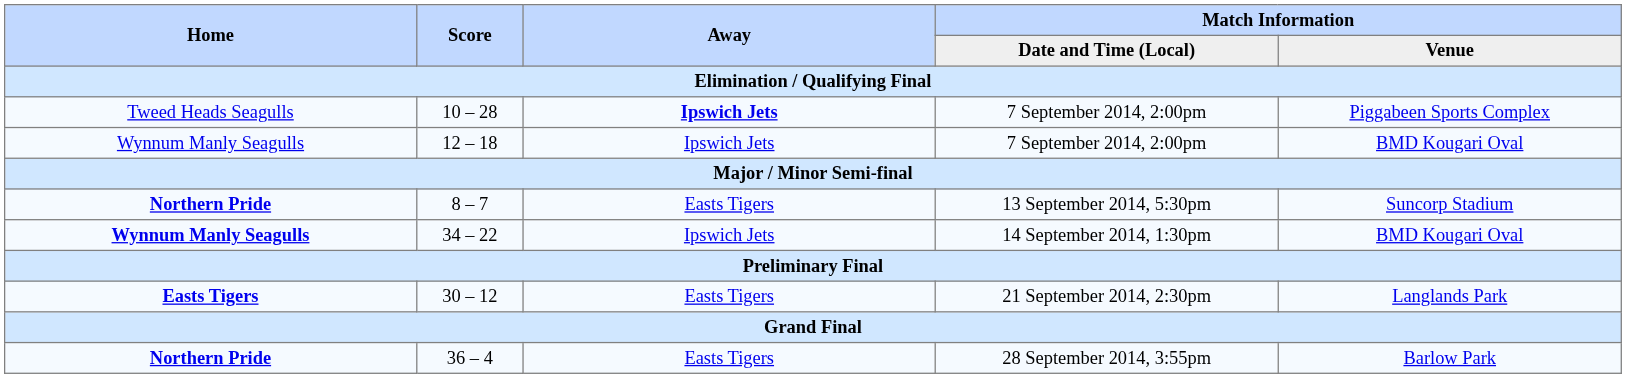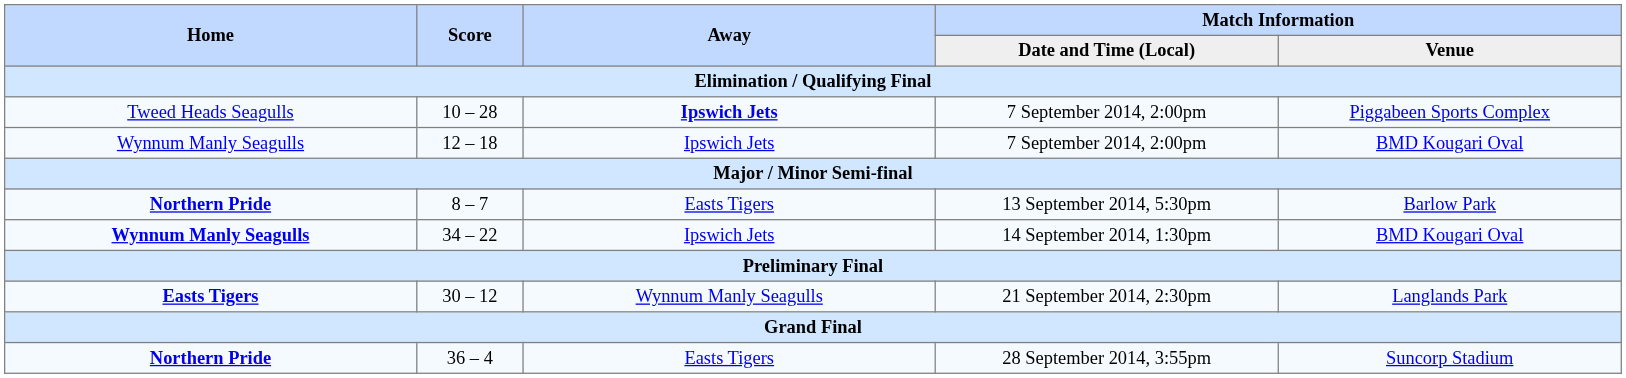(1450, 204) Suncorp Stadium -> (1450, 204) Barlow Park
(729, 296) Easts Tigers -> (729, 296) Wynnum Manly Seagulls
(1450, 357) Barlow Park -> (1450, 357) Suncorp Stadium
